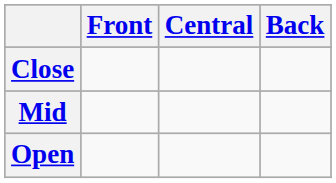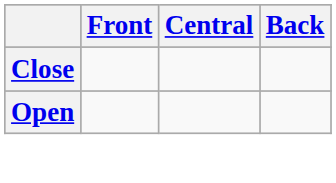- row: (43, 111)
